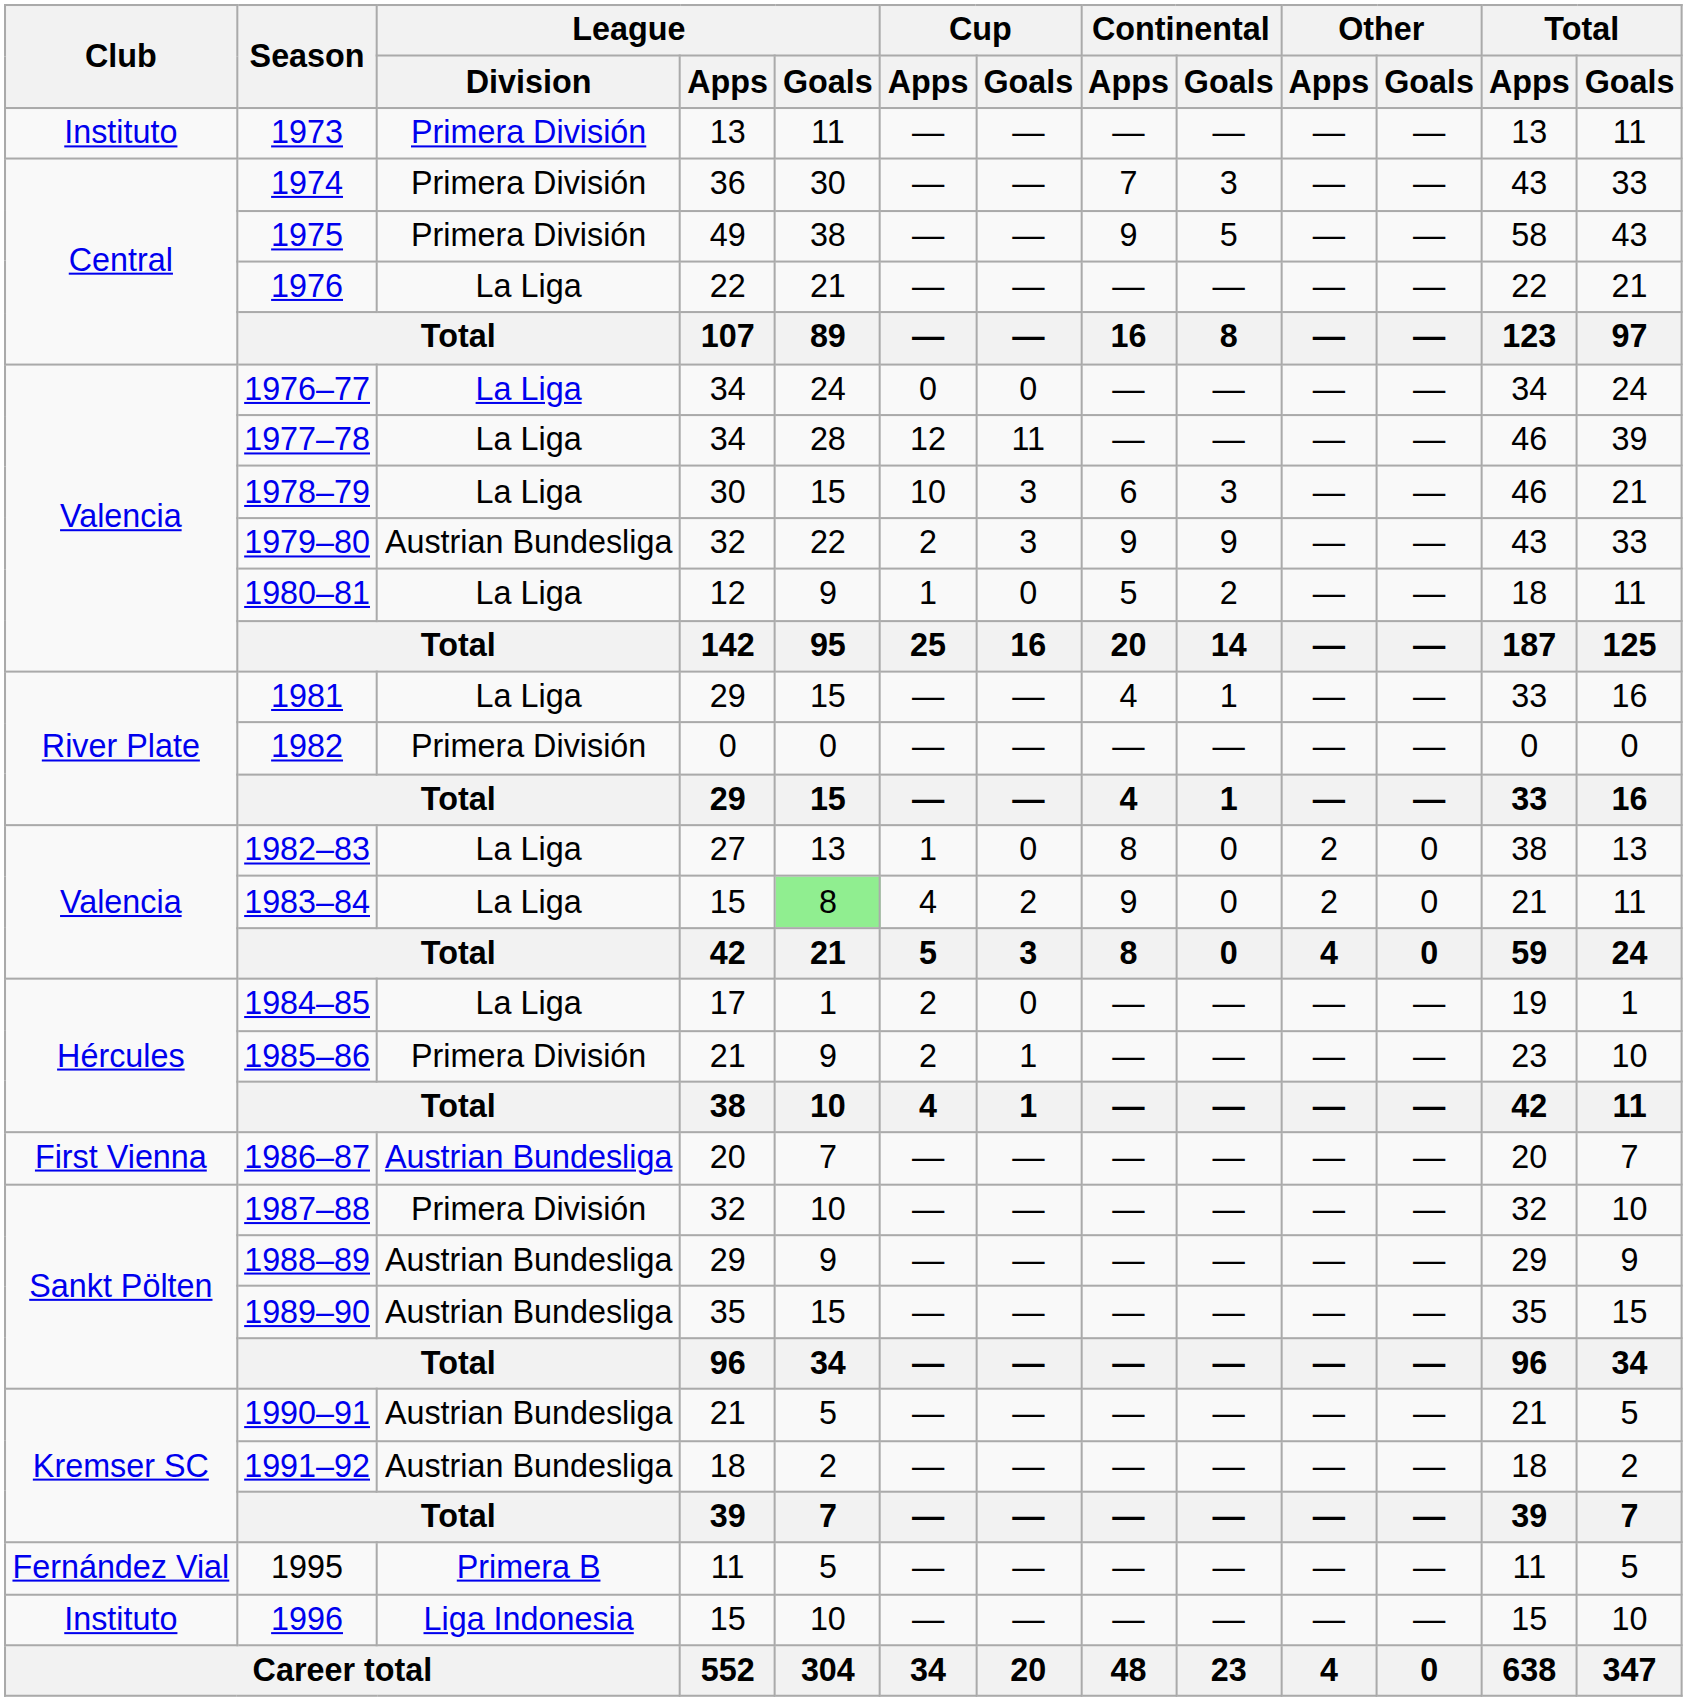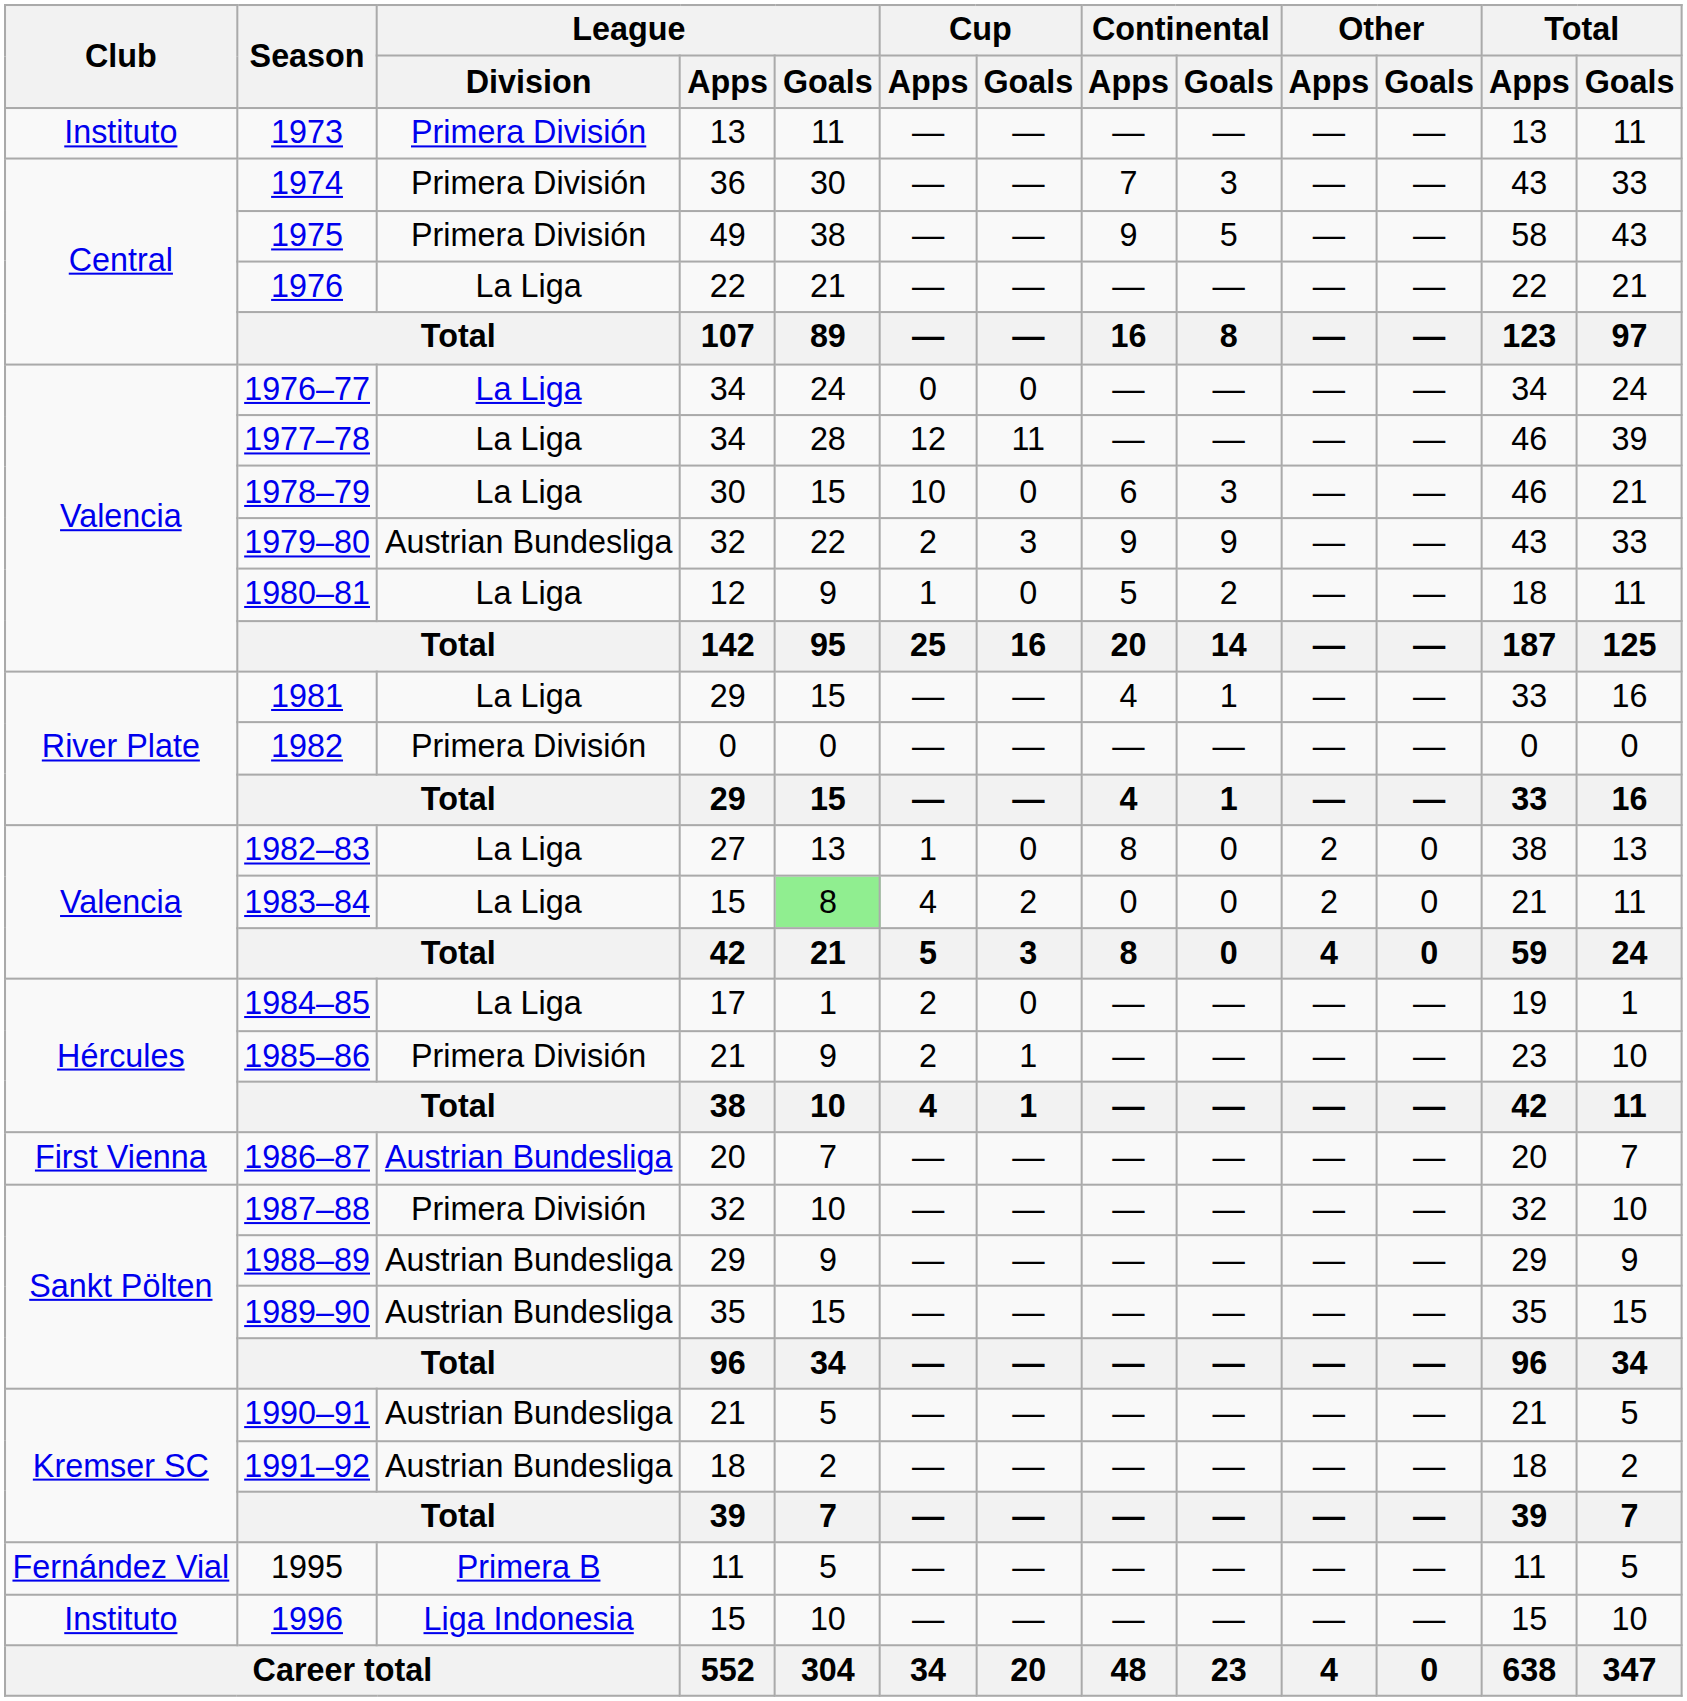(1028, 491) 3 -> (1028, 491) 0
(1129, 901) 9 -> (1129, 901) 0
